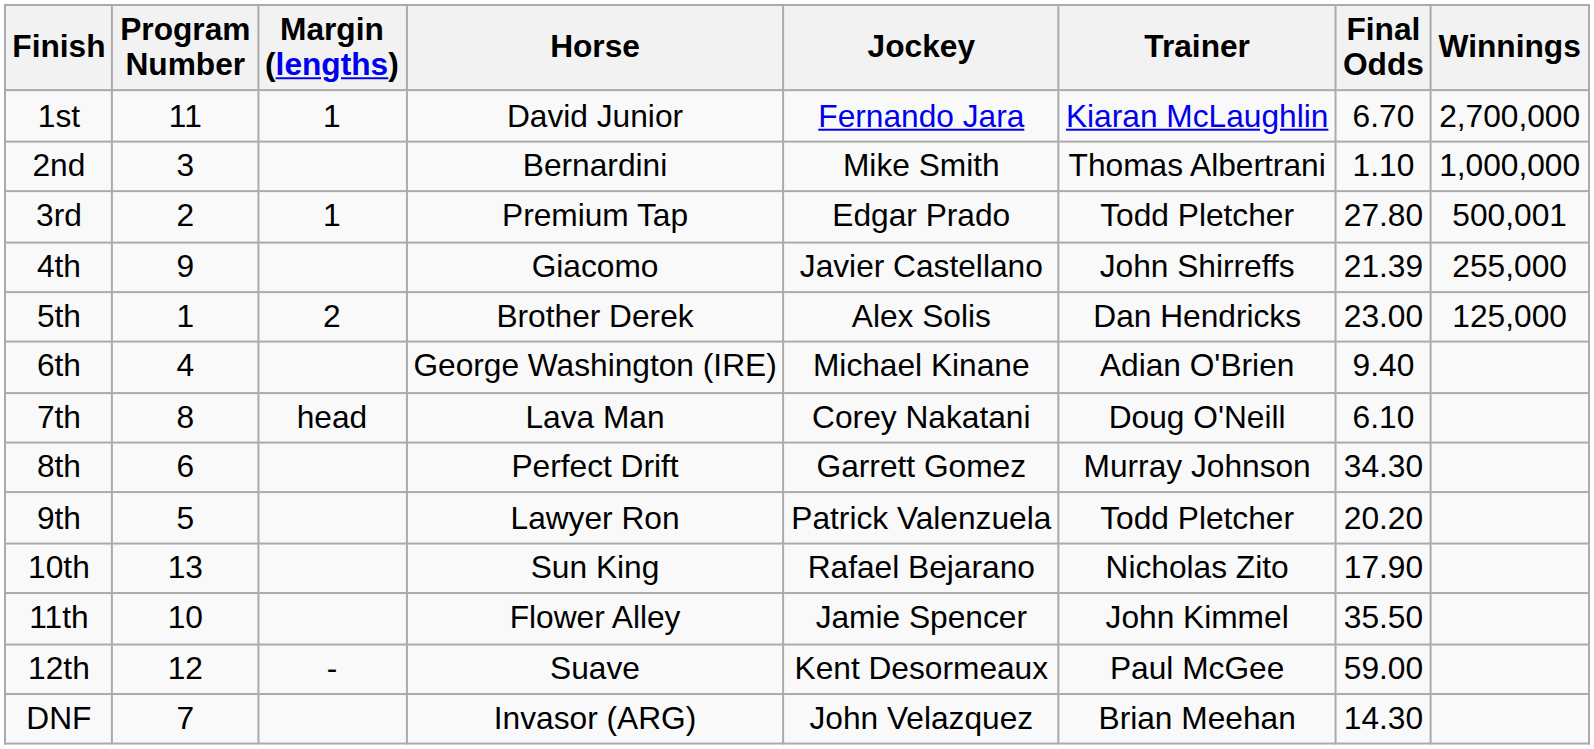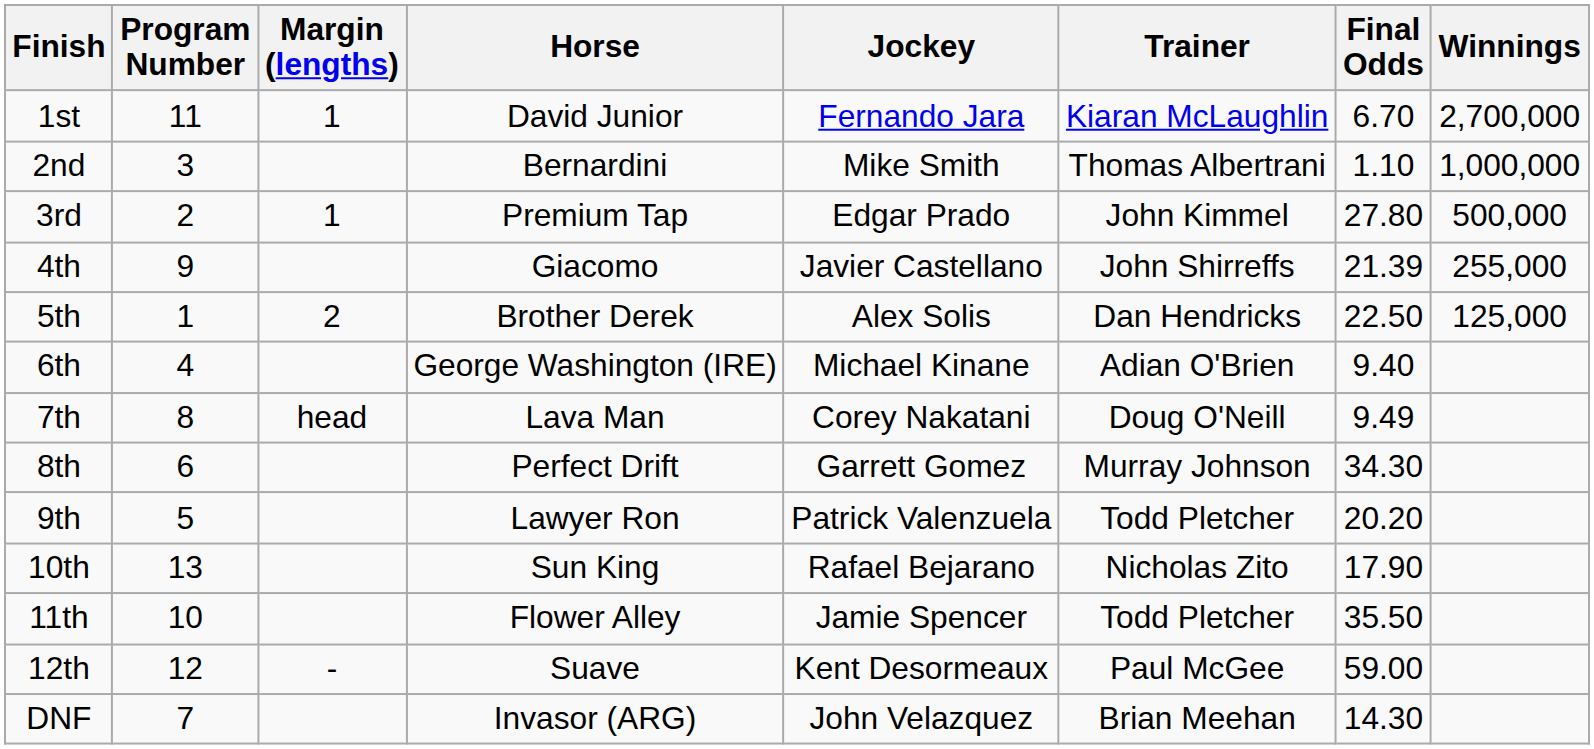(1197, 215) Todd Pletcher -> (1197, 215) John Kimmel
(1510, 215) 500,001 -> (1510, 215) 500,000
(1383, 316) 23.00 -> (1383, 316) 22.50
(1383, 416) 6.10 -> (1383, 416) 9.49
(1197, 617) John Kimmel -> (1197, 617) Todd Pletcher
